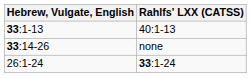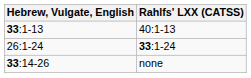rows swapped: (28, 47) <-> (25, 64)
